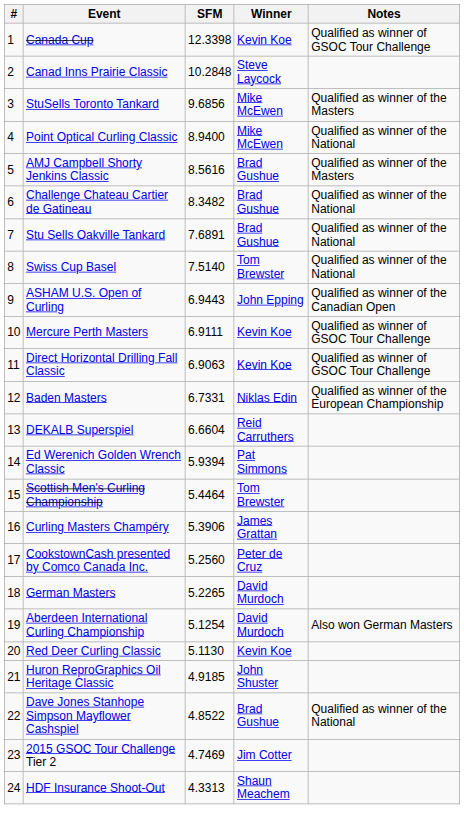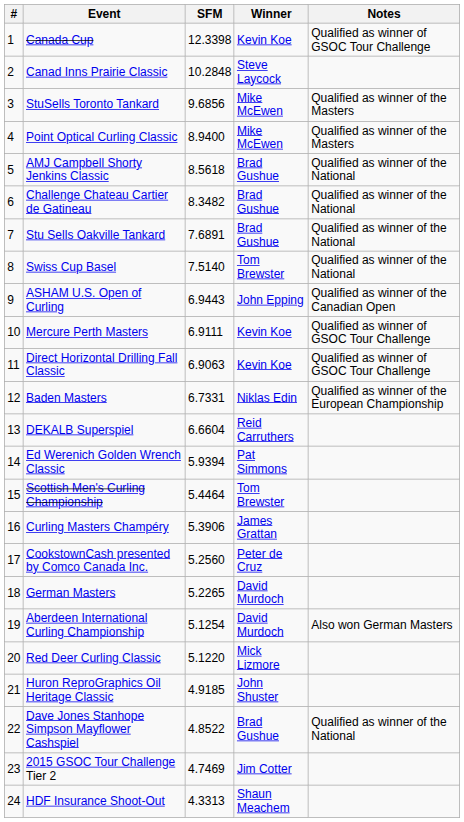(379, 137) Qualified as winner of the National -> (379, 137) Qualified as winner of the Masters
(206, 169) 8.5616 -> (206, 169) 8.5618
(379, 169) Qualified as winner of the Masters -> (379, 169) Qualified as winner of the National
(206, 651) 5.1130 -> (206, 657) 5.1220
(264, 651) Kevin Koe -> (258, 657) Mick Lizmore
